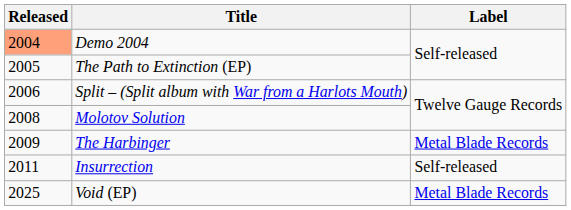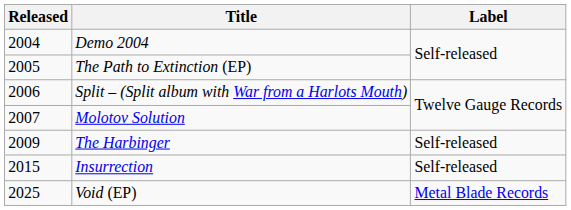(24, 42) lightsalmon background -> (24, 42) no background
(24, 117) 2008 -> (24, 117) 2007
(481, 142) Metal Blade Records -> (456, 142) Self-released
(24, 167) 2011 -> (24, 167) 2015
